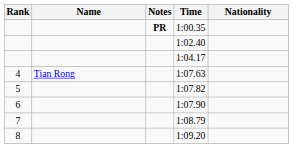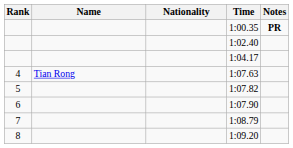columns swapped: (248, 12) <-> (160, 12)
